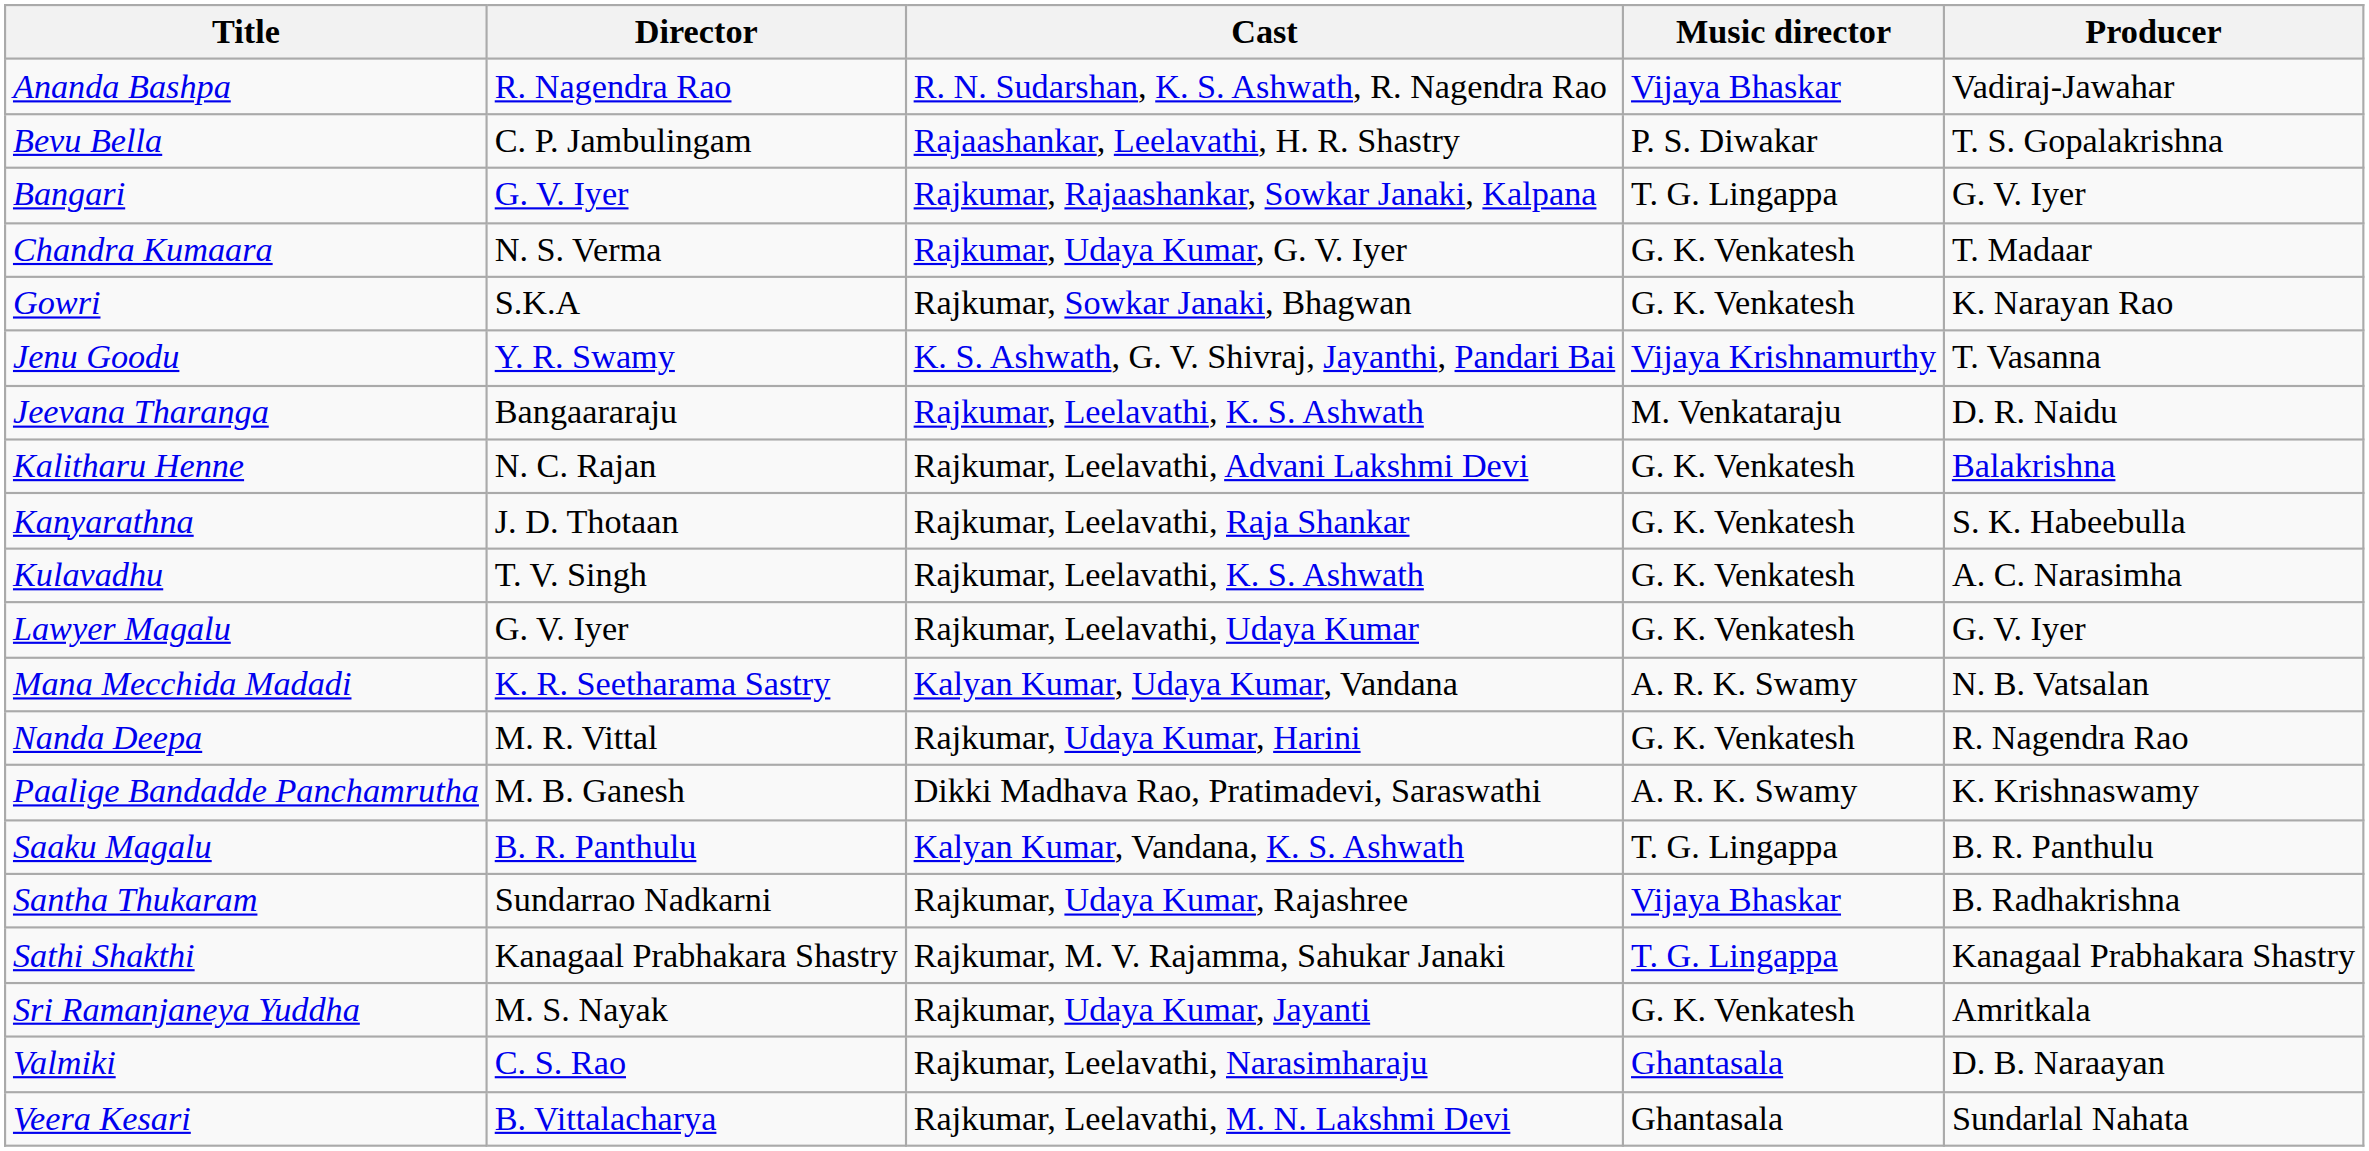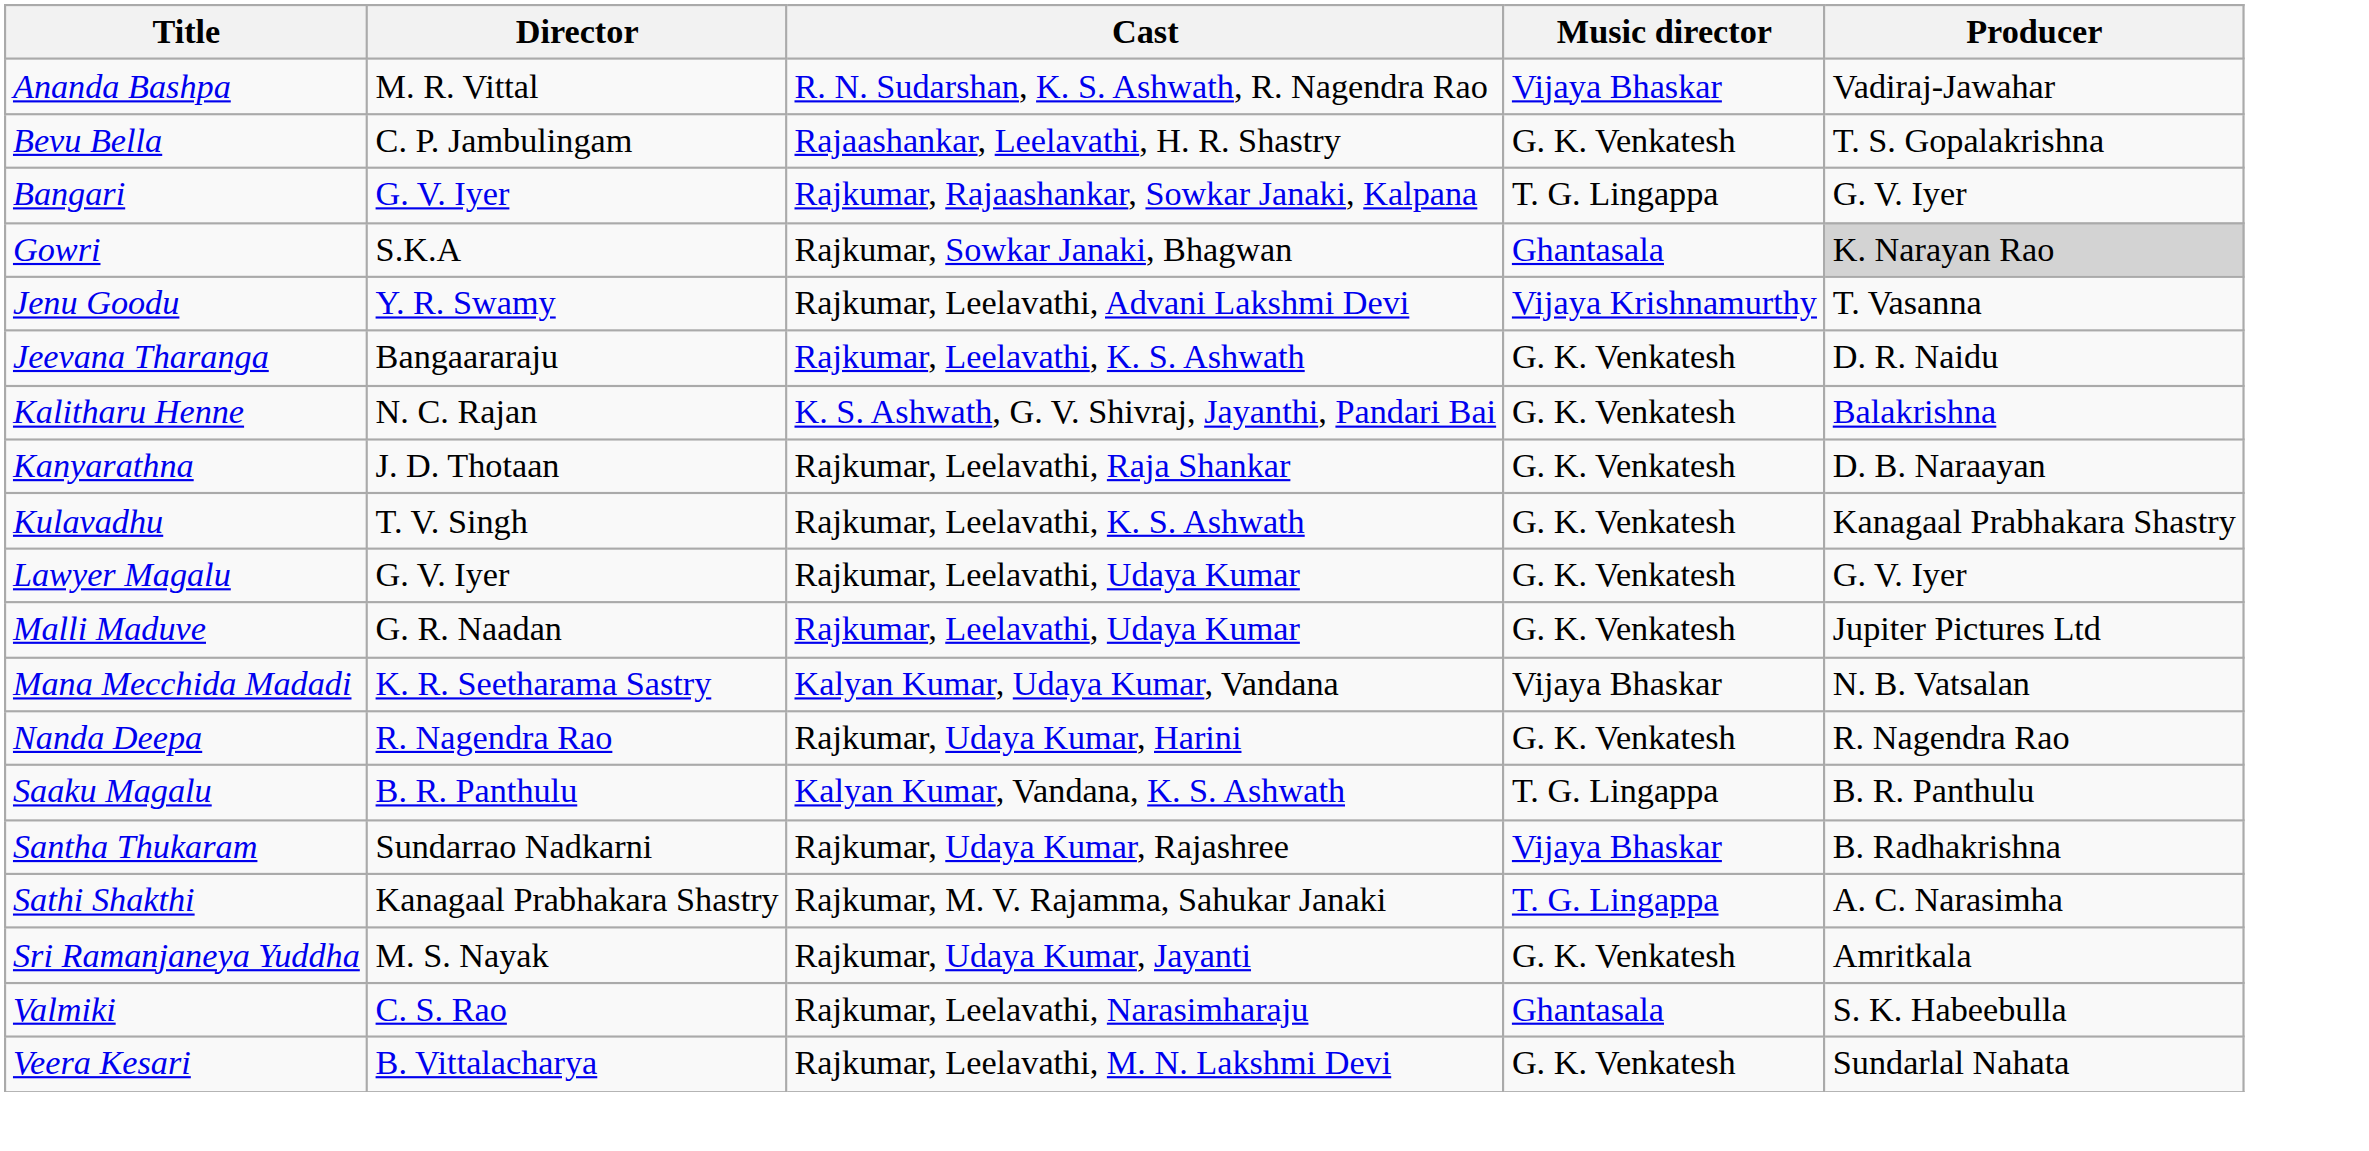(613, 85) R. Nagendra Rao -> (457, 85) M. R. Vittal
(1724, 140) P. S. Diwakar -> (1624, 140) G. K. Venkatesh
- row: (143, 248)
(1743, 303) G. K. Venkatesh -> (1588, 248) Ghantasala
(2063, 303) no background -> (1944, 248) lightgrey background
(1264, 357) K. S. Ashwath, G. V. Shivraj, Jayanthi, Pandari Bai -> (1102, 303) Rajkumar, Leelavathi, Advani Lakshmi Devi
(1736, 411) M. Venkataraju -> (1624, 357) G. K. Venkatesh
(1221, 466) Rajkumar, Leelavathi, Advani Lakshmi Devi -> (1145, 411) K. S. Ashwath, G. V. Shivraj, Jayanthi, Pandari Bai
(2069, 520) S. K. Habeebulla -> (1939, 466) D. B. Naraayan
(2067, 574) A. C. Narasimha -> (2034, 520) Kanagaal Prabhakara Shastry
+ row: (109, 628)
(1744, 683) A. R. K. Swamy -> (1617, 683) Vijaya Bhaskar
(576, 737) M. R. Vittal -> (494, 737) R. Nagendra Rao
- row: (246, 791)
(2153, 954) Kanagaal Prabhakara Shastry -> (1948, 900) A. C. Narasimha
(2058, 1063) D. B. Naraayan -> (1950, 1009) S. K. Habeebulla
(1707, 1117) Ghantasala -> (1624, 1063) G. K. Venkatesh
